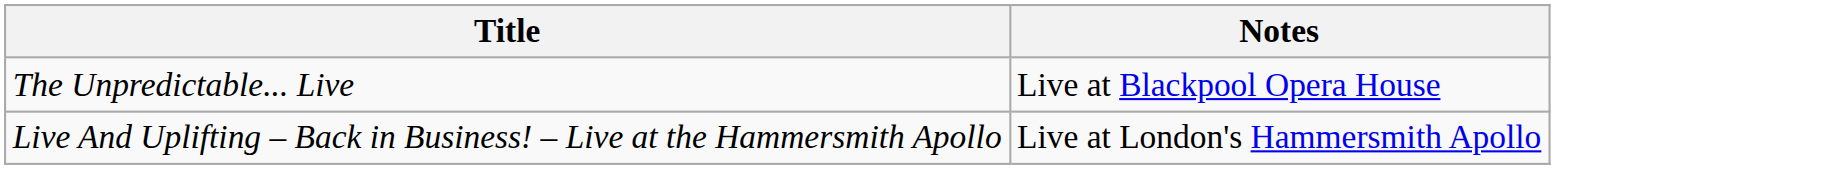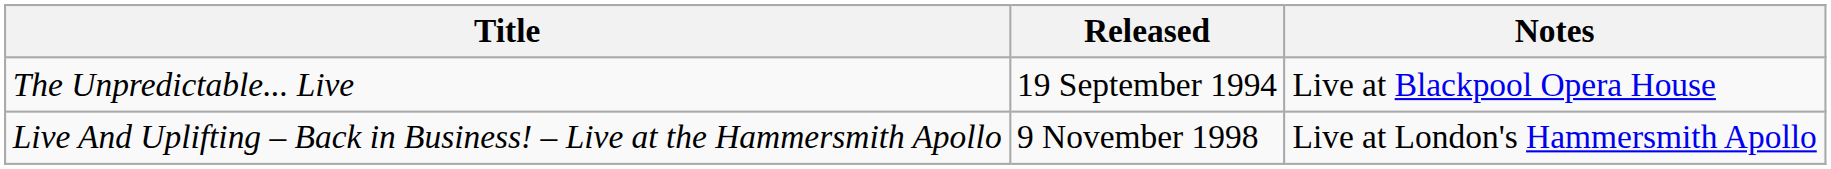+ column: (1147, 31)
